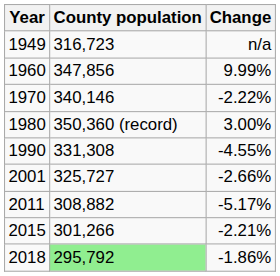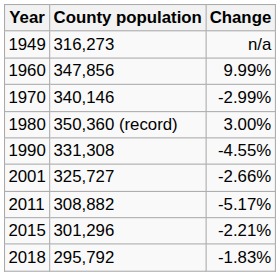(84, 44) 316,723 -> (84, 44) 316,273
(245, 97) -2.22% -> (245, 97) -2.99%
(84, 230) 301,266 -> (84, 230) 301,296
(84, 257) lightgreen background -> (84, 257) no background
(245, 257) -1.86% -> (245, 257) -1.83%
